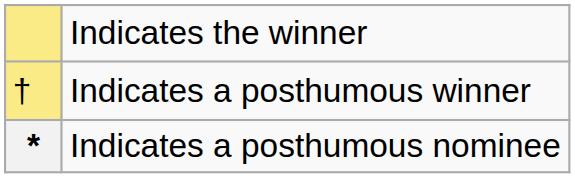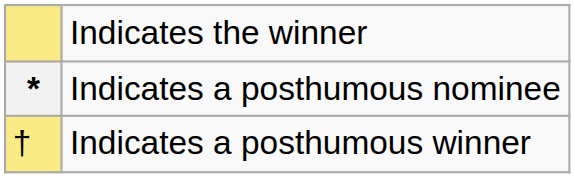rows swapped: (300, 90) <-> (315, 145)
